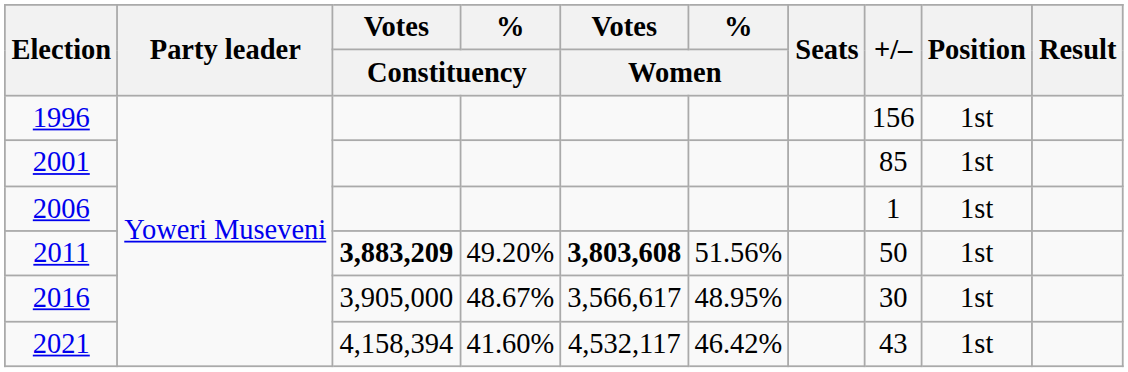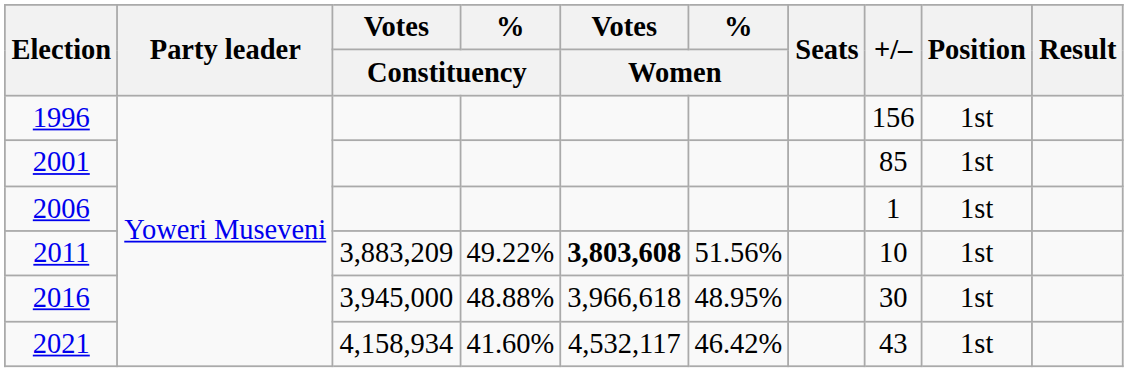(396, 252) bold -> (396, 252) normal
(510, 252) 49.20% -> (510, 252) 49.22%
(893, 252) 50 -> (893, 252) 10
(396, 298) 3,905,000 -> (396, 298) 3,945,000
(510, 298) 48.67% -> (510, 298) 48.88%
(624, 298) 3,566,617 -> (624, 298) 3,966,618
(396, 343) 4,158,394 -> (396, 343) 4,158,934
